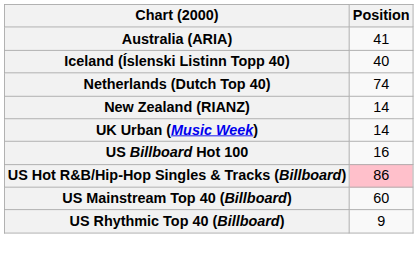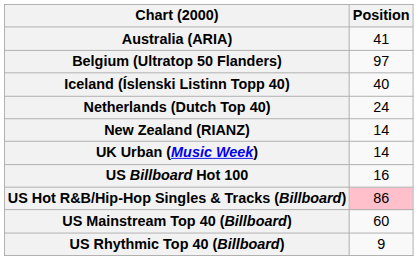+ row: (177, 61)
(381, 84) 74 -> (381, 107) 24
